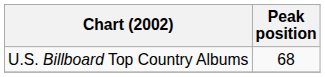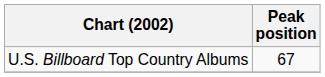(286, 59) 68 -> (286, 59) 67
